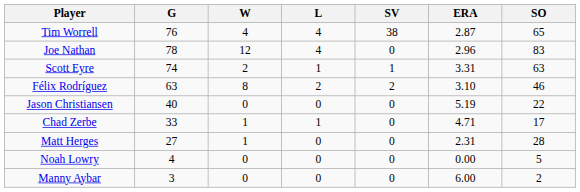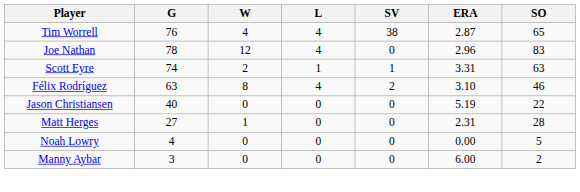(318, 86) 2 -> (318, 86) 4
- row: (70, 123)
